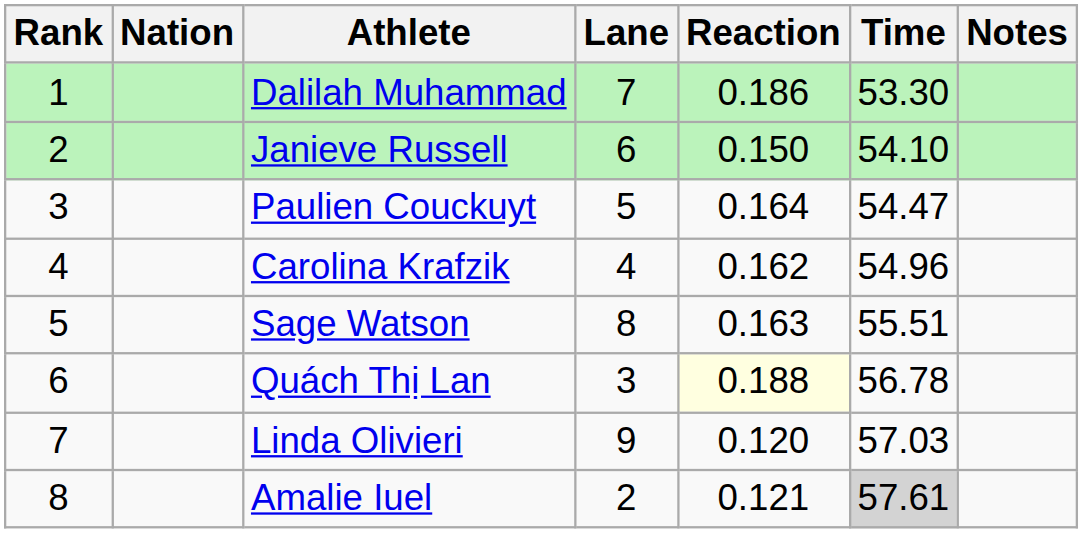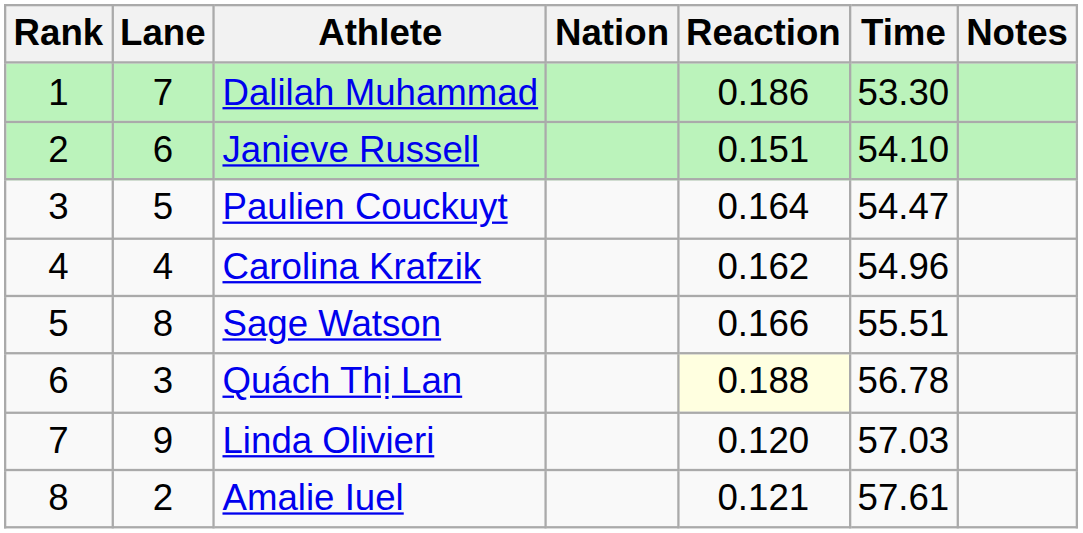columns swapped: (626, 33) <-> (177, 33)
(763, 149) 0.150 -> (763, 149) 0.151
(763, 324) 0.163 -> (763, 324) 0.166
(903, 498) lightgrey background -> (903, 498) no background
